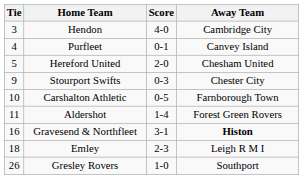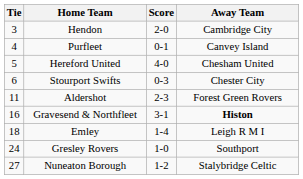(161, 30) 4-0 -> (161, 30) 2-0
(161, 64) 2-0 -> (161, 64) 4-0
(14, 81) 9 -> (14, 81) 6
- row: (85, 98)
(161, 115) 1-4 -> (161, 98) 2-3
(161, 149) 2-3 -> (161, 132) 1-4
(14, 166) 26 -> (14, 149) 24
+ row: (85, 166)
